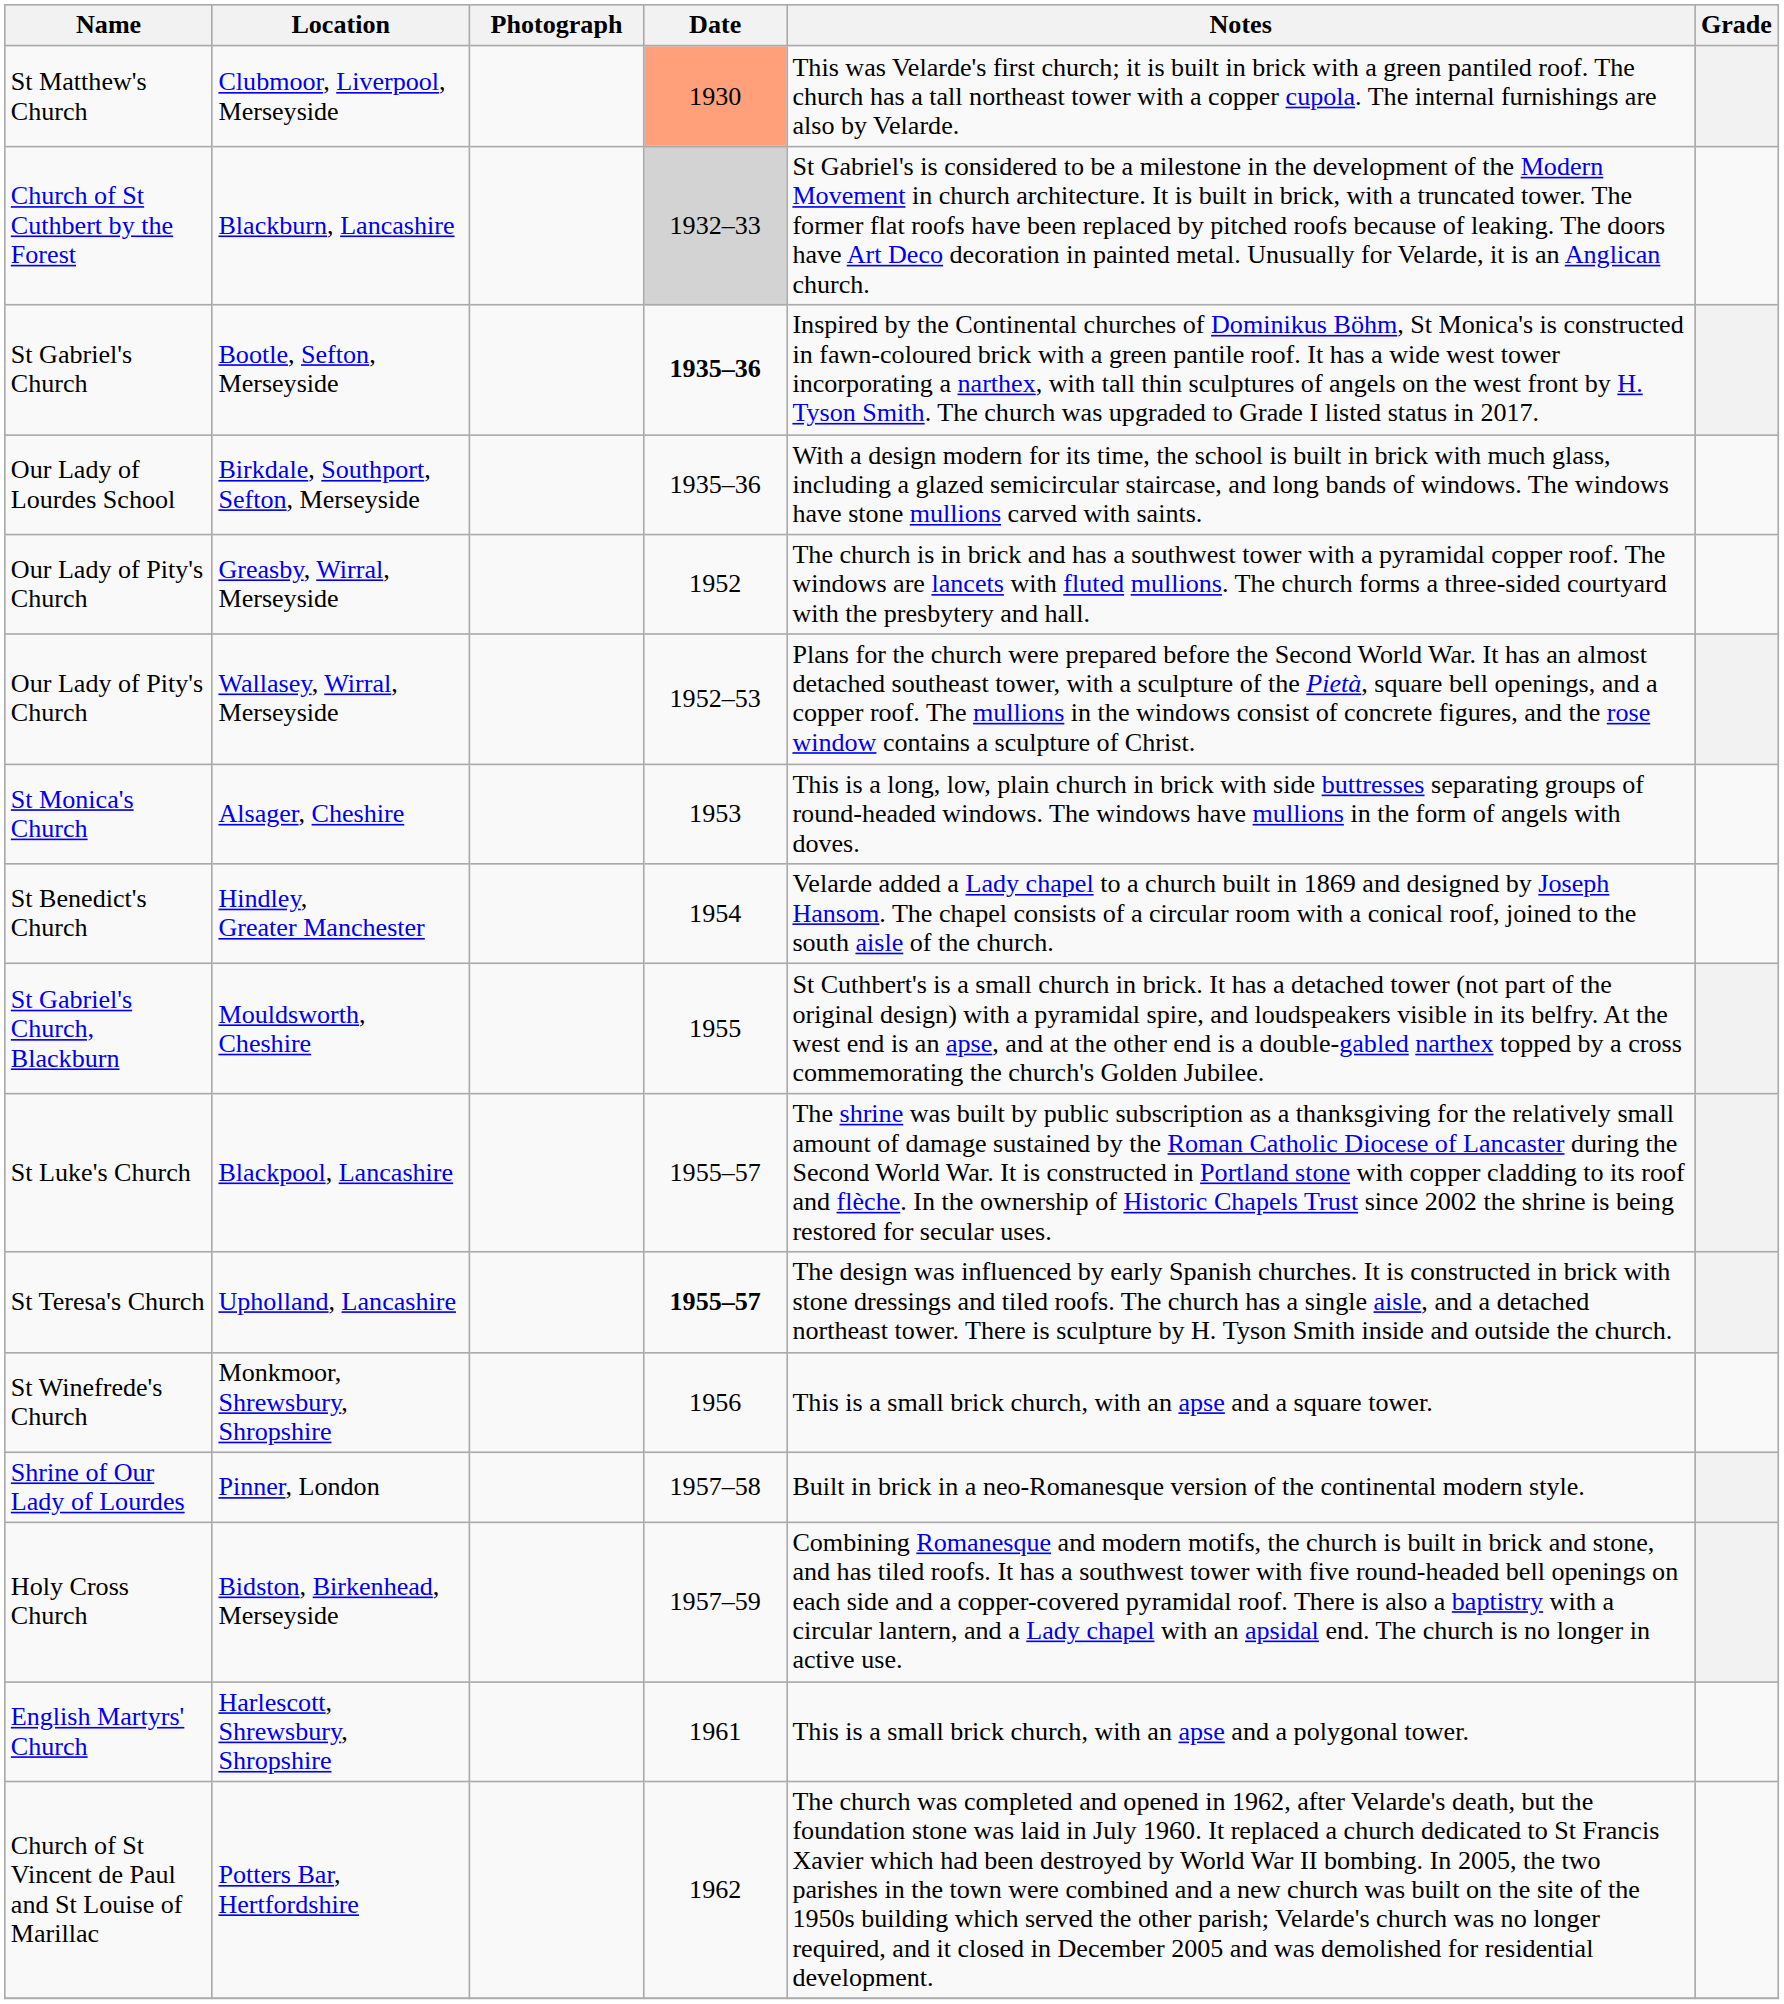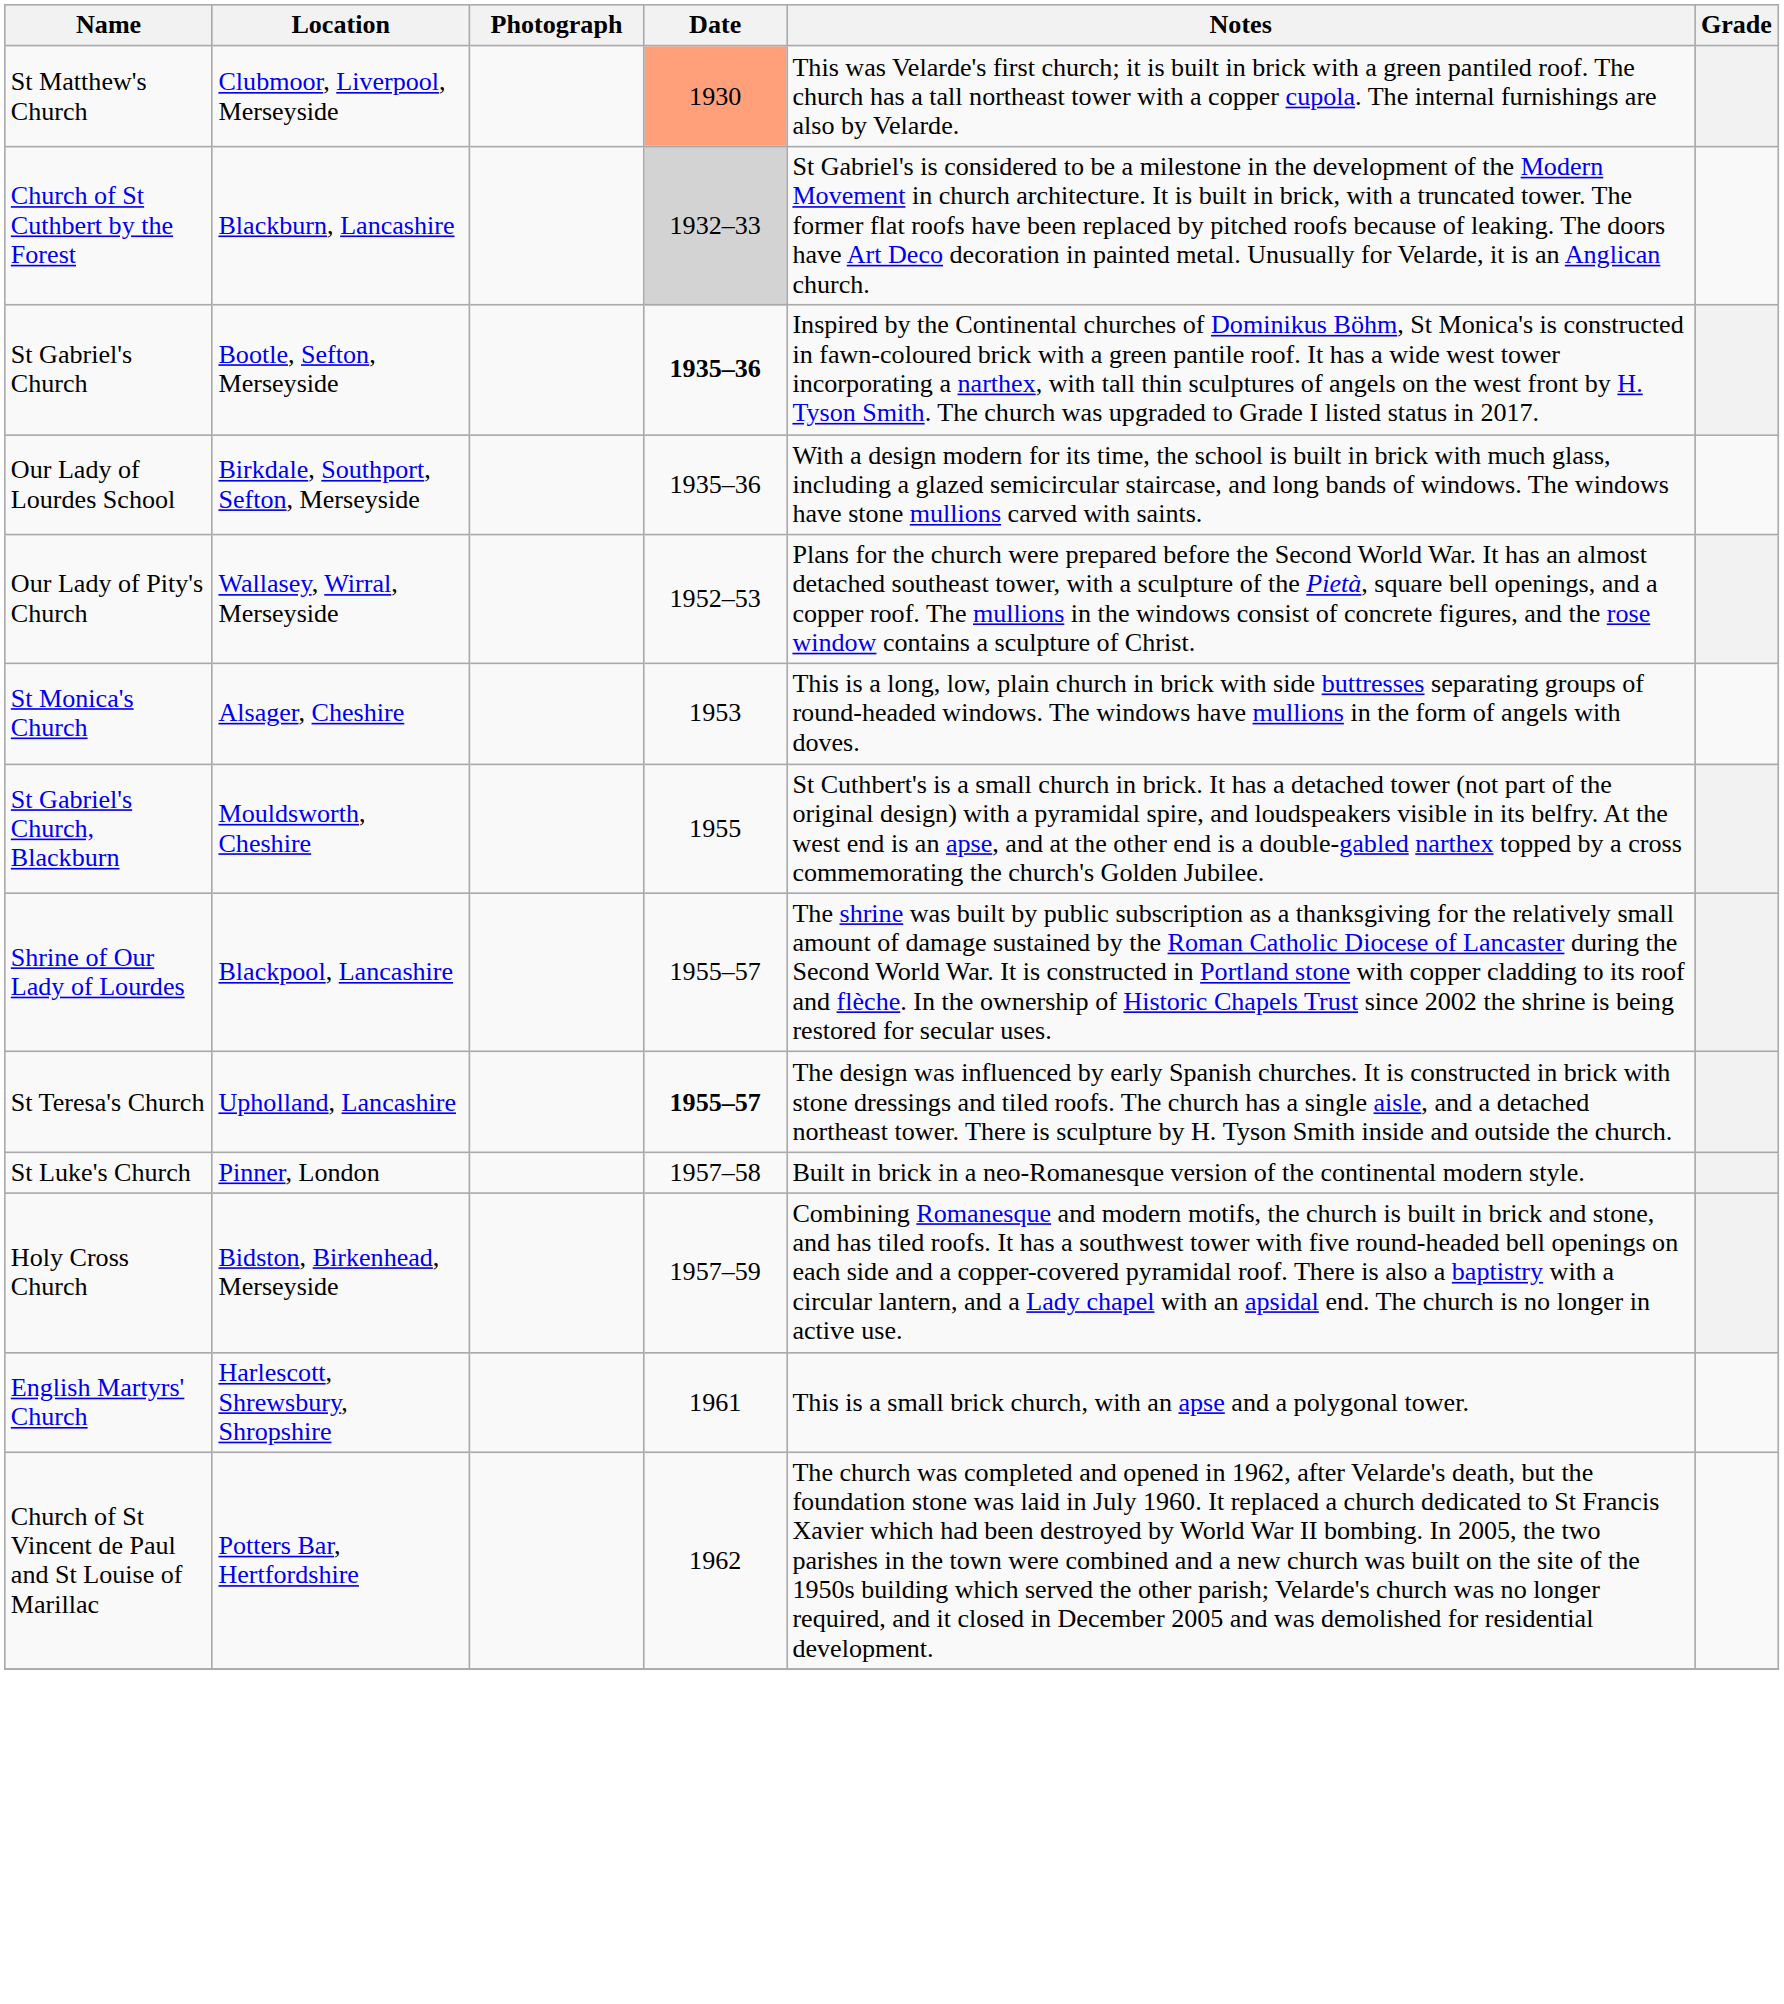- row: (304, 584)
- row: (322, 913)
(101, 1172) St Luke's Church -> (98, 972) Shrine of Our Lady of Lourdes
- row: (283, 1401)
(98, 1487) Shrine of Our Lady of Lourdes -> (101, 1172) St Luke's Church
